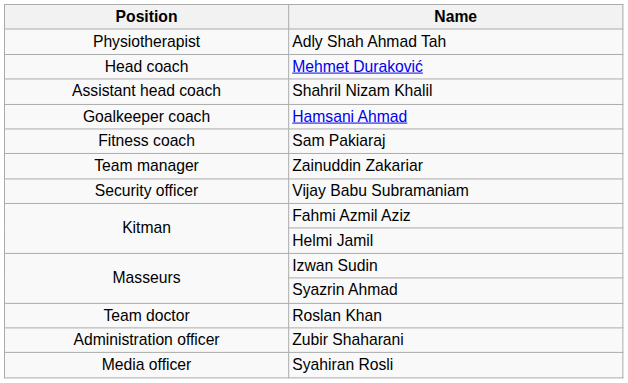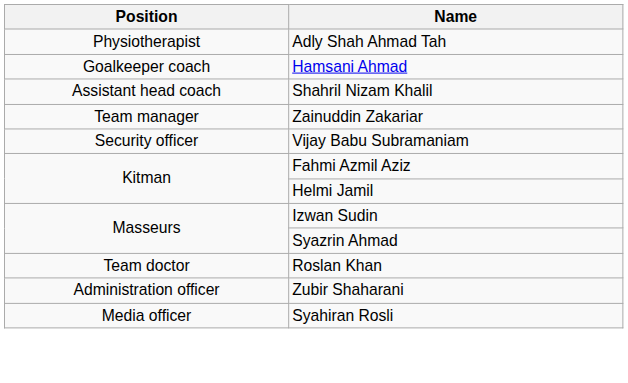- row: (358, 66)
rows swapped: (362, 91) <-> (350, 116)
- row: (339, 141)
